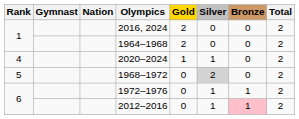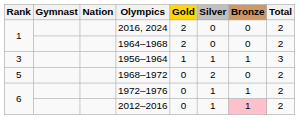+ row: (143, 59)
- row: (143, 59)
(213, 75) lightgrey background -> (213, 75) no background
